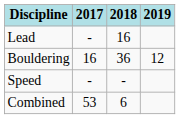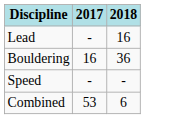- column: (157, 15)
